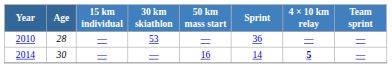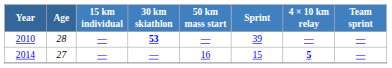(154, 39) normal -> (154, 39) bold
(257, 39) 36 -> (257, 39) 39
(61, 55) 30 -> (61, 55) 27
(257, 55) 14 -> (257, 55) 15
